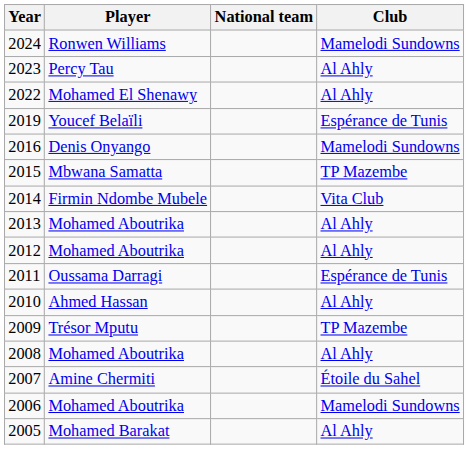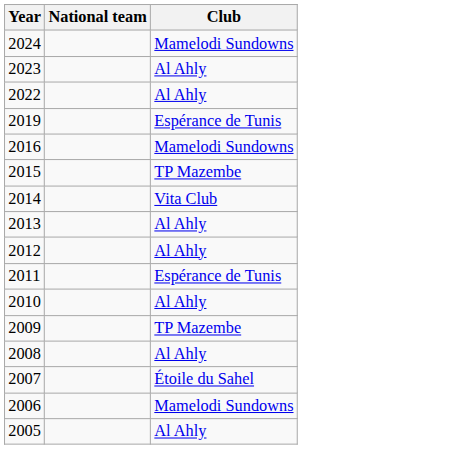- column: (128, 17)
